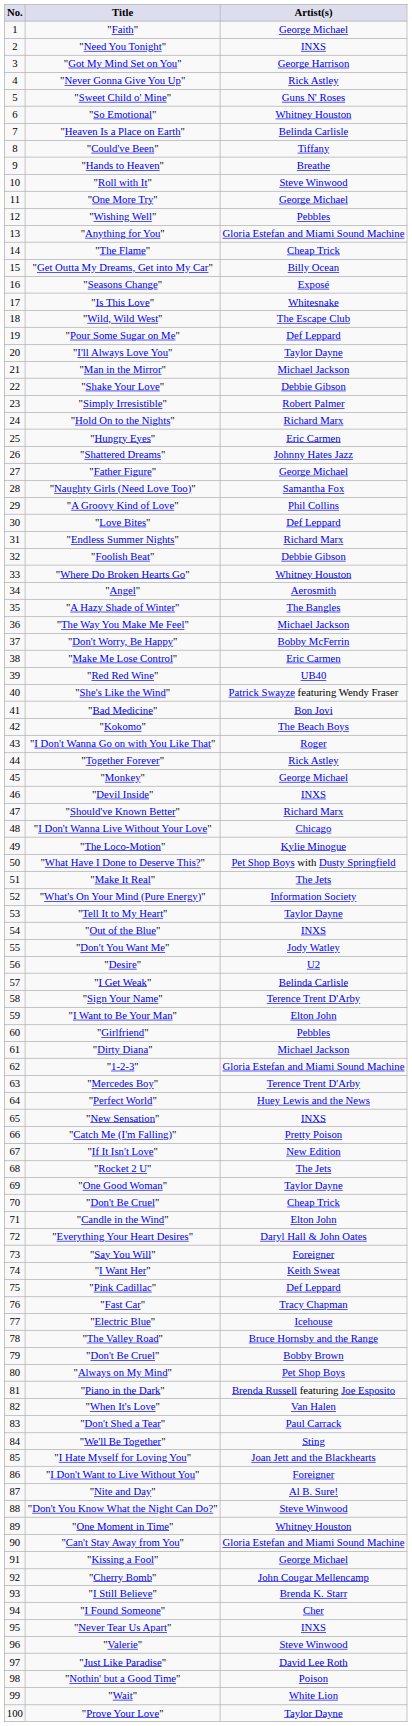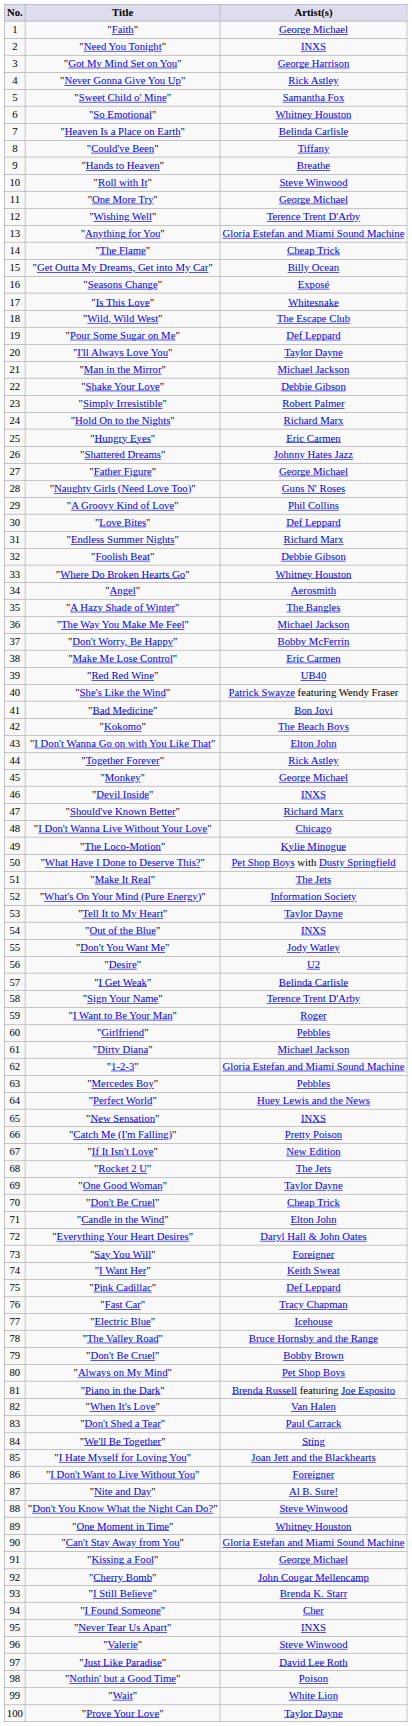(313, 98) Guns N' Roses -> (313, 98) Samantha Fox
(313, 217) Pebbles -> (313, 217) Terence Trent D'Arby
(313, 489) Samantha Fox -> (313, 489) Guns N' Roses
(313, 744) Roger -> (313, 744) Elton John
(313, 1016) Elton John -> (313, 1016) Roger
(313, 1084) Terence Trent D'Arby -> (313, 1084) Pebbles
